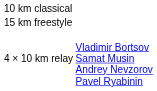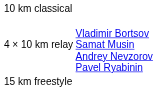rows swapped: (38, 22) <-> (38, 59)
